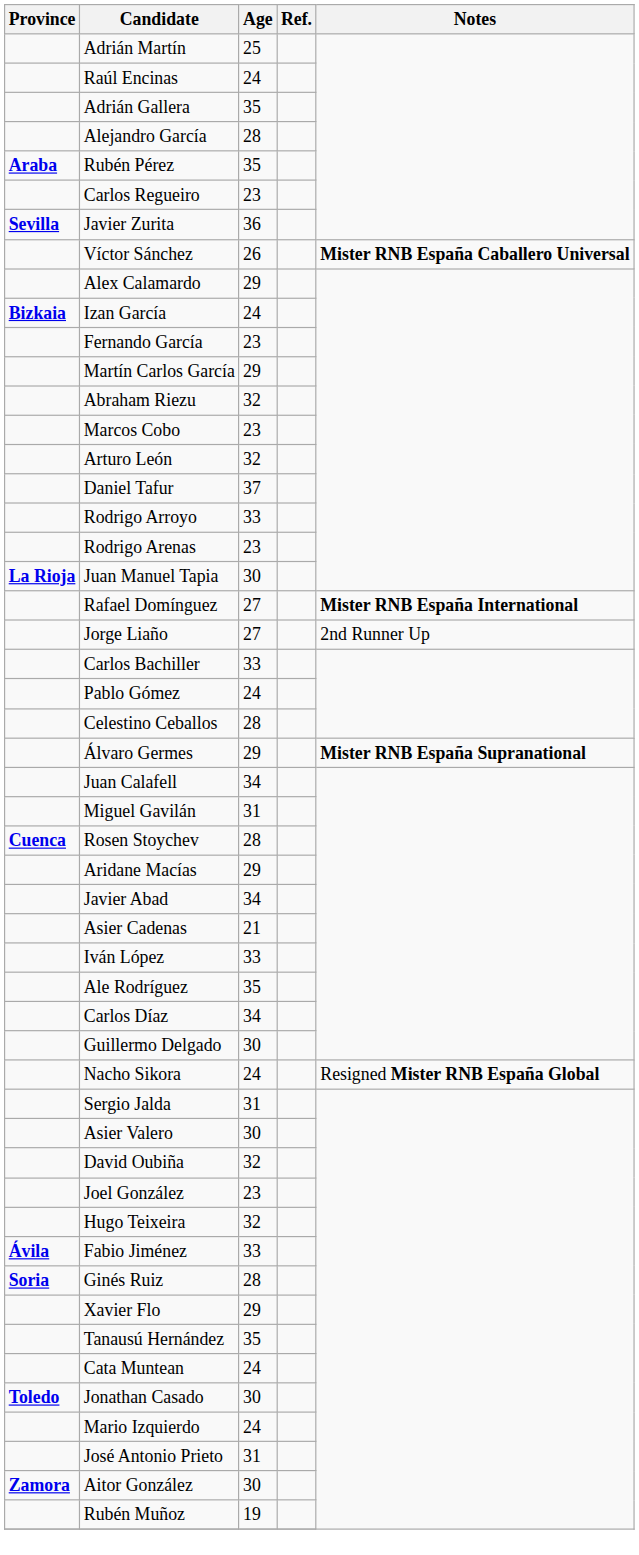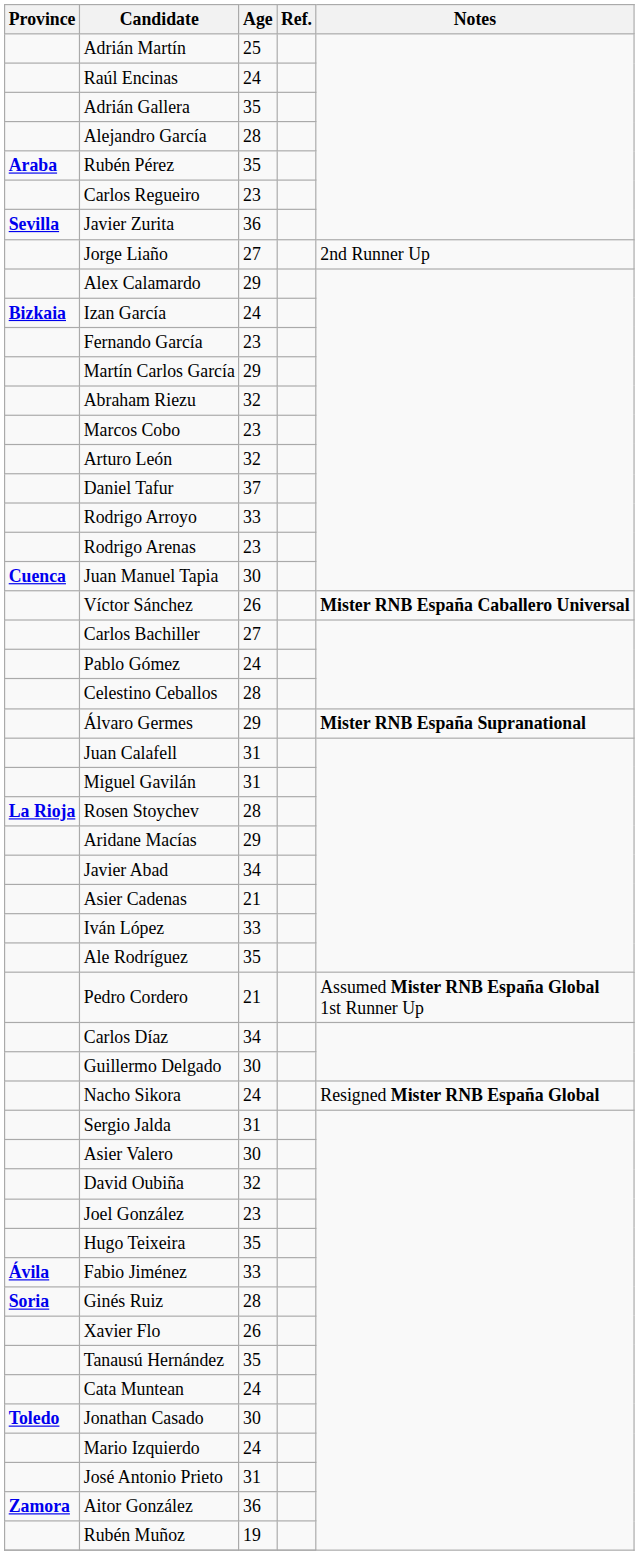rows swapped: (126, 635) <-> (138, 253)
(42, 576) La Rioja -> (37, 576) Cuenca
- row: (151, 605)
(252, 664) 33 -> (252, 635) 27
(252, 781) 34 -> (252, 752) 31
(37, 840) Cuenca -> (42, 811) La Rioja
+ row: (136, 997)
(252, 1221) 32 -> (252, 1242) 35
(252, 1309) 29 -> (252, 1330) 26
(252, 1485) 30 -> (252, 1506) 36
